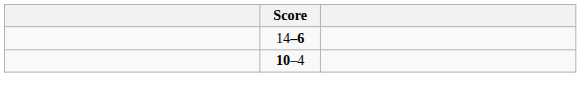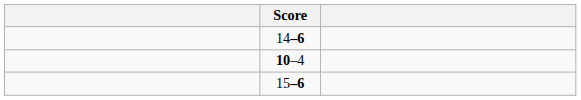+ row: (290, 83)
